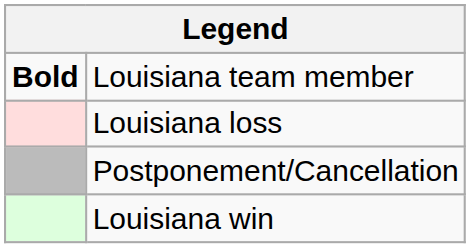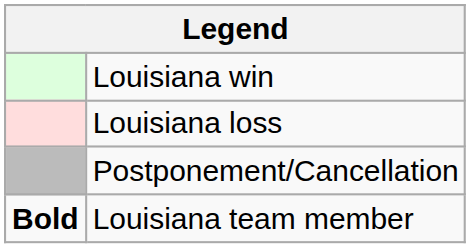rows swapped: (183, 218) <-> (253, 76)
